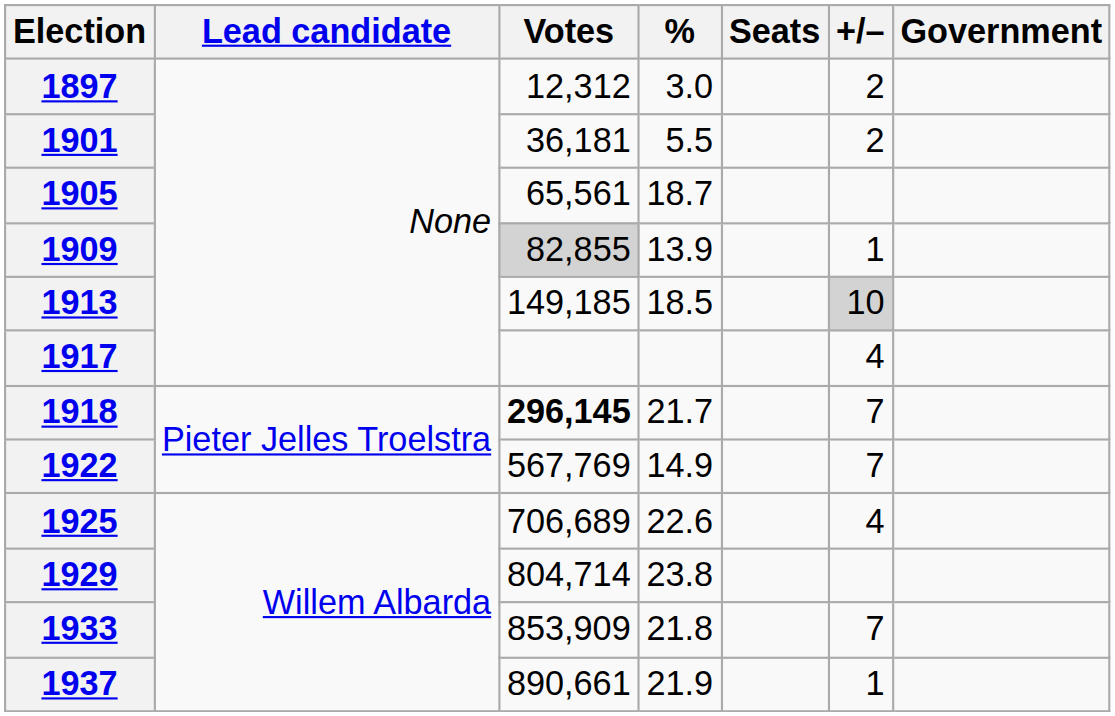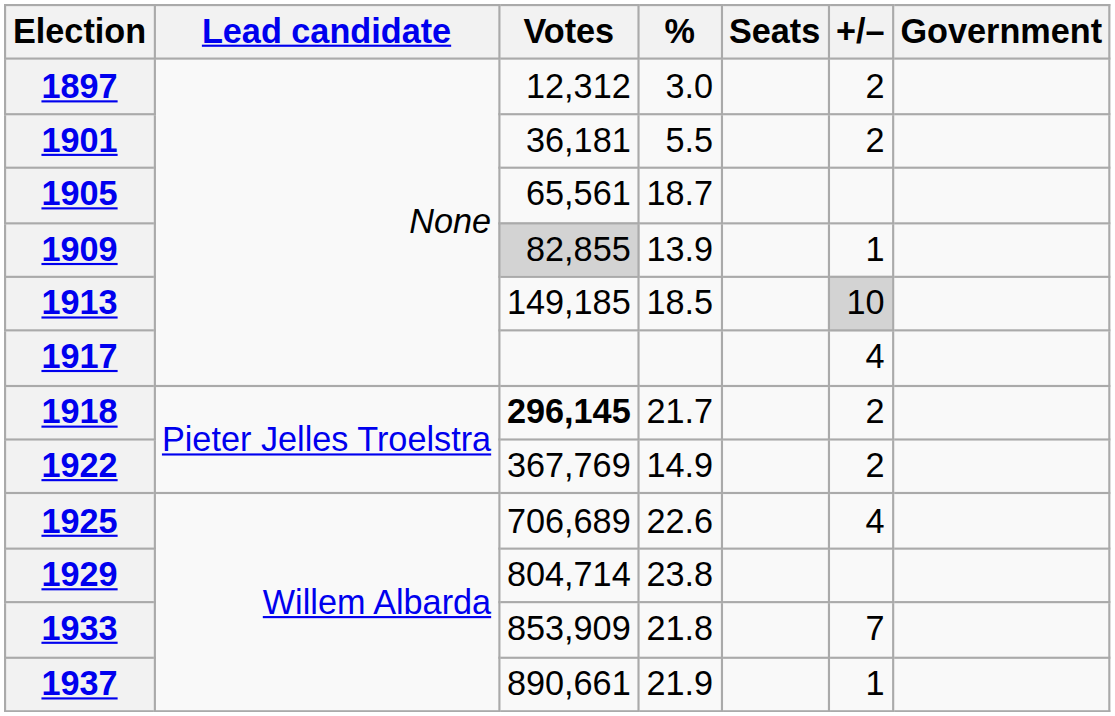(875, 411) 7 -> (875, 411) 2
(569, 466) 567,769 -> (569, 466) 367,769
(875, 466) 7 -> (875, 466) 2
